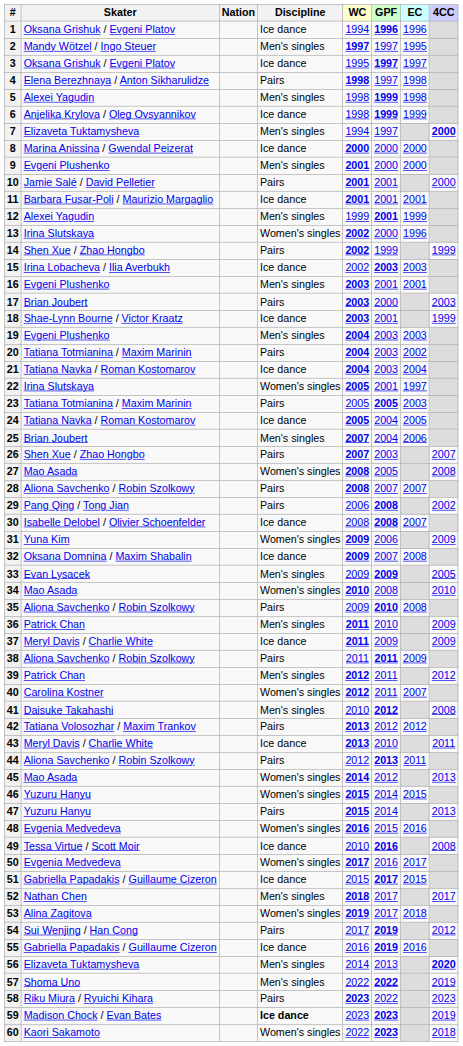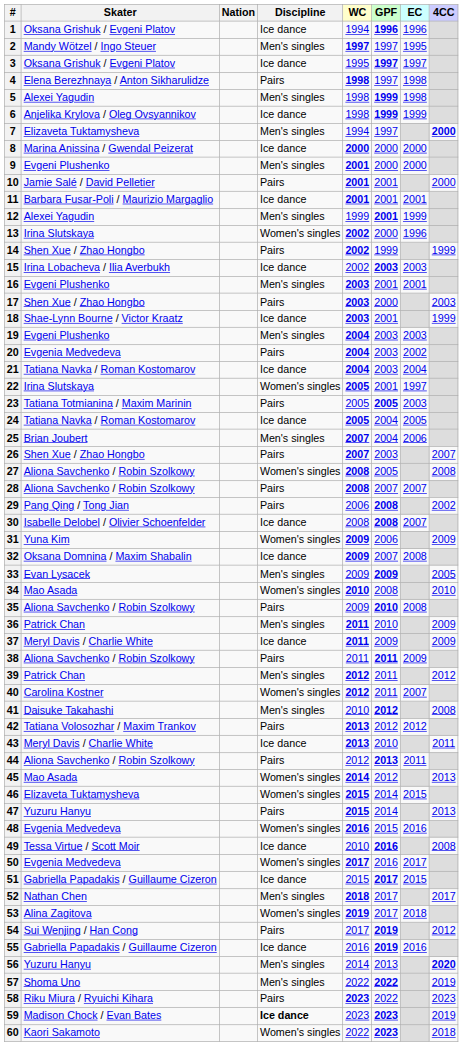(56, 302) Brian Joubert -> (84, 302) Shen Xue / Zhao Hongbo
(108, 353) Tatiana Totmianina / Maxim Marinin -> (72, 353) Evgenia Medvedeva
(50, 472) Mao Asada -> (109, 472) Aliona Savchenko / Robin Szolkowy
(57, 795) Yuzuru Hanyu -> (81, 795) Elizaveta Tuktamysheva
(81, 965) Elizaveta Tuktamysheva -> (57, 965) Yuzuru Hanyu
